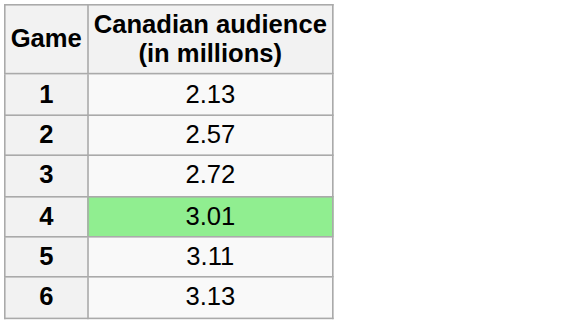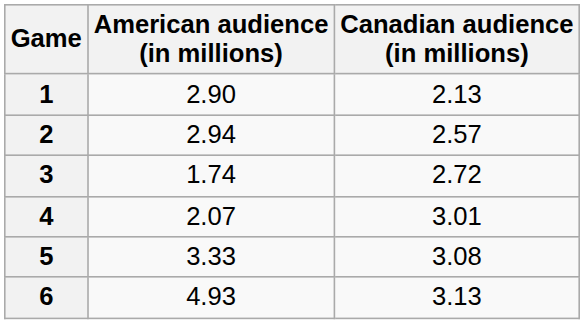+ column: (211, 39)
(210, 216) lightgreen background -> (457, 216) no background
(210, 256) 3.11 -> (457, 256) 3.08
